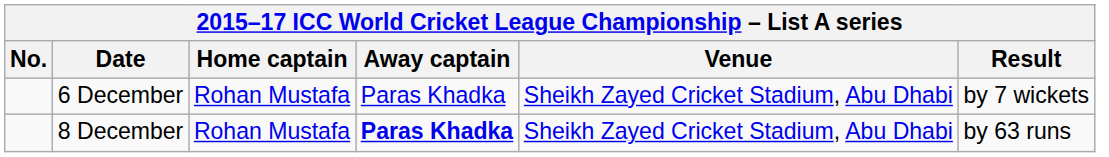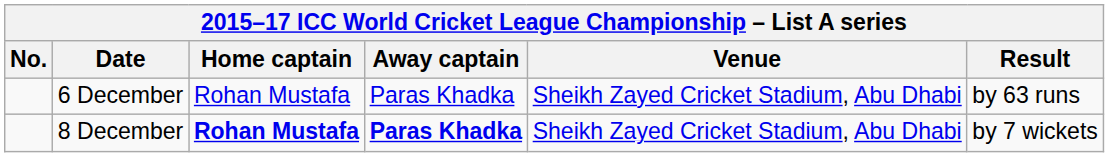(1026, 95) by 7 wickets -> (1026, 95) by 63 runs
(272, 132) normal -> (276, 132) bold
(1017, 132) by 63 runs -> (1035, 132) by 7 wickets
